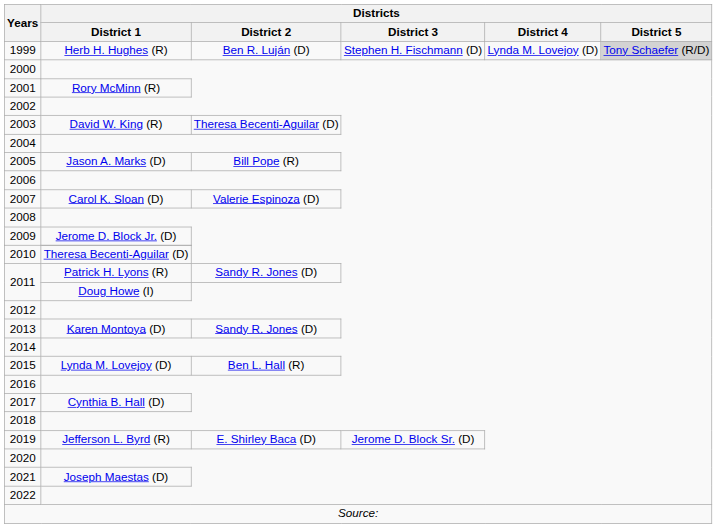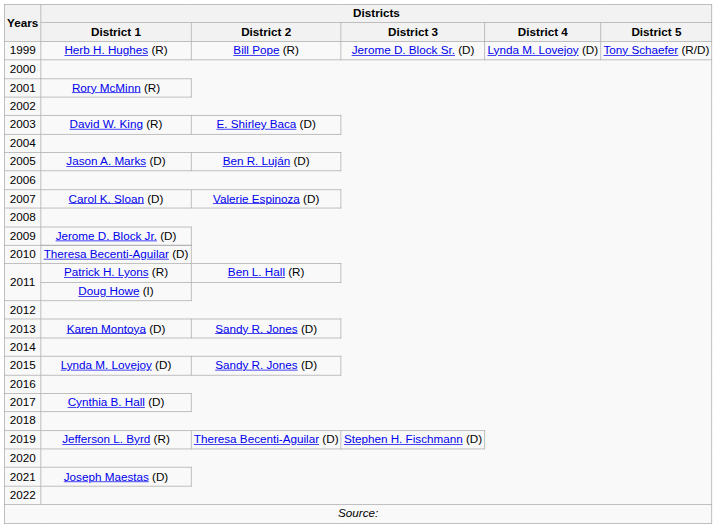(266, 50) Ben R. Luján (D) -> (266, 50) Bill Pope (R)
(413, 50) Stephen H. Fischmann (D) -> (413, 50) Jerome D. Block Sr. (D)
(656, 50) lightgrey background -> (656, 50) no background
(266, 124) Theresa Becenti-Aguilar (D) -> (266, 124) E. Shirley Baca (D)
(266, 161) Bill Pope (R) -> (266, 161) Ben R. Luján (D)
(266, 273) Sandy R. Jones (D) -> (266, 273) Ben L. Hall (R)
(266, 365) Ben L. Hall (R) -> (266, 365) Sandy R. Jones (D)
(266, 439) E. Shirley Baca (D) -> (266, 439) Theresa Becenti-Aguilar (D)
(413, 439) Jerome D. Block Sr. (D) -> (413, 439) Stephen H. Fischmann (D)
